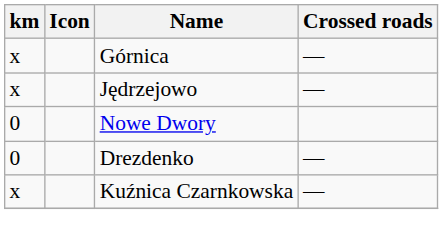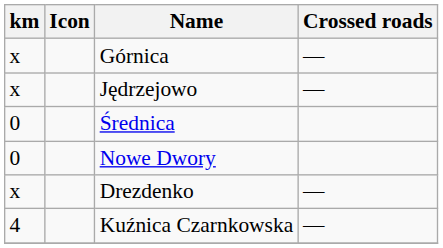+ row: (137, 123)
(15, 157) 0 -> (15, 191) x
(15, 191) x -> (15, 225) 4
